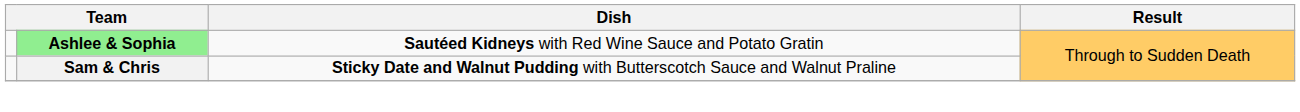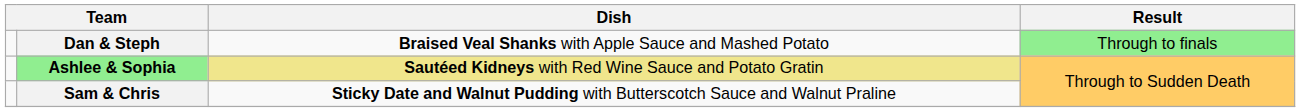+ row: (112, 43)
(614, 43) no background -> (614, 69) khaki background
